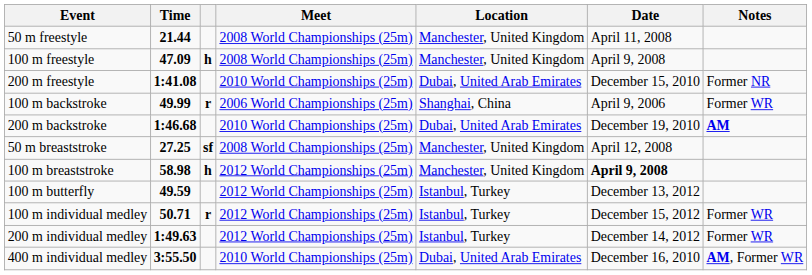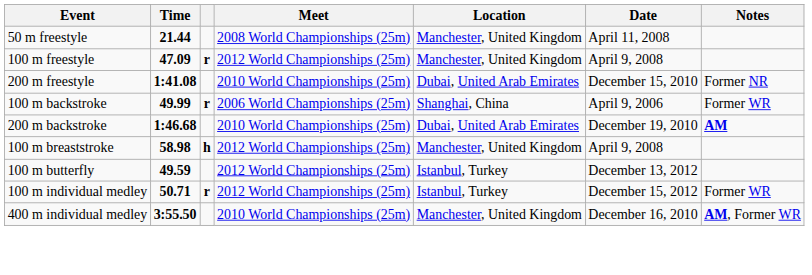(208, 59) h -> (207, 59) r
(316, 59) 2008 World Championships (25m) -> (314, 59) 2012 World Championships (25m)
- row: (57, 147)
(629, 170) bold -> (626, 147) normal
- row: (77, 236)
(500, 258) Dubai, United Arab Emirates -> (499, 214) Manchester, United Kingdom
